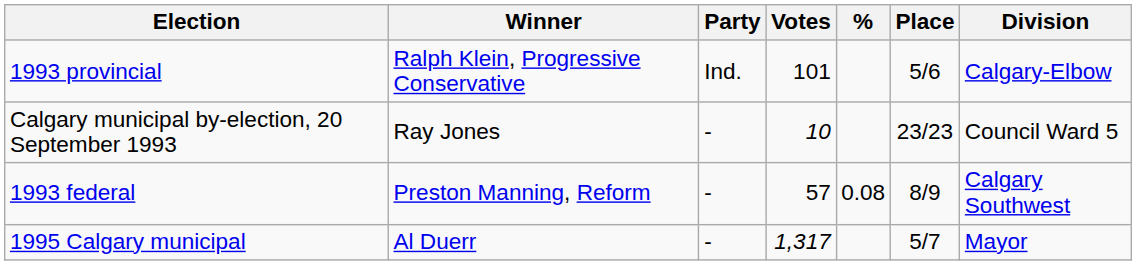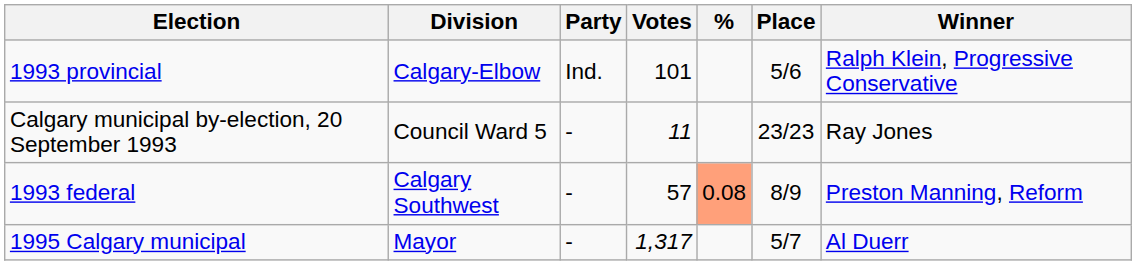columns swapped: (1045, 22) <-> (544, 22)
(818, 132) 10 -> (680, 132) 11
(863, 193) no background -> (724, 193) lightsalmon background
